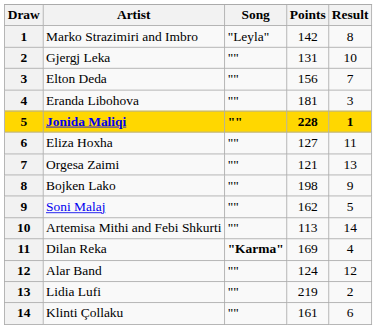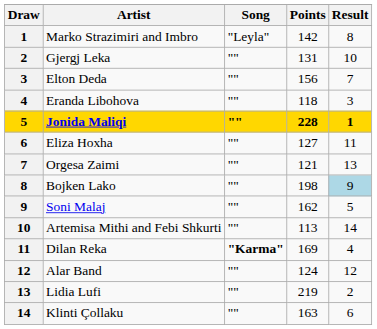(308, 100) 181 -> (308, 100) 118
(350, 185) no background -> (350, 185) lightblue background
(308, 313) 161 -> (308, 313) 163
